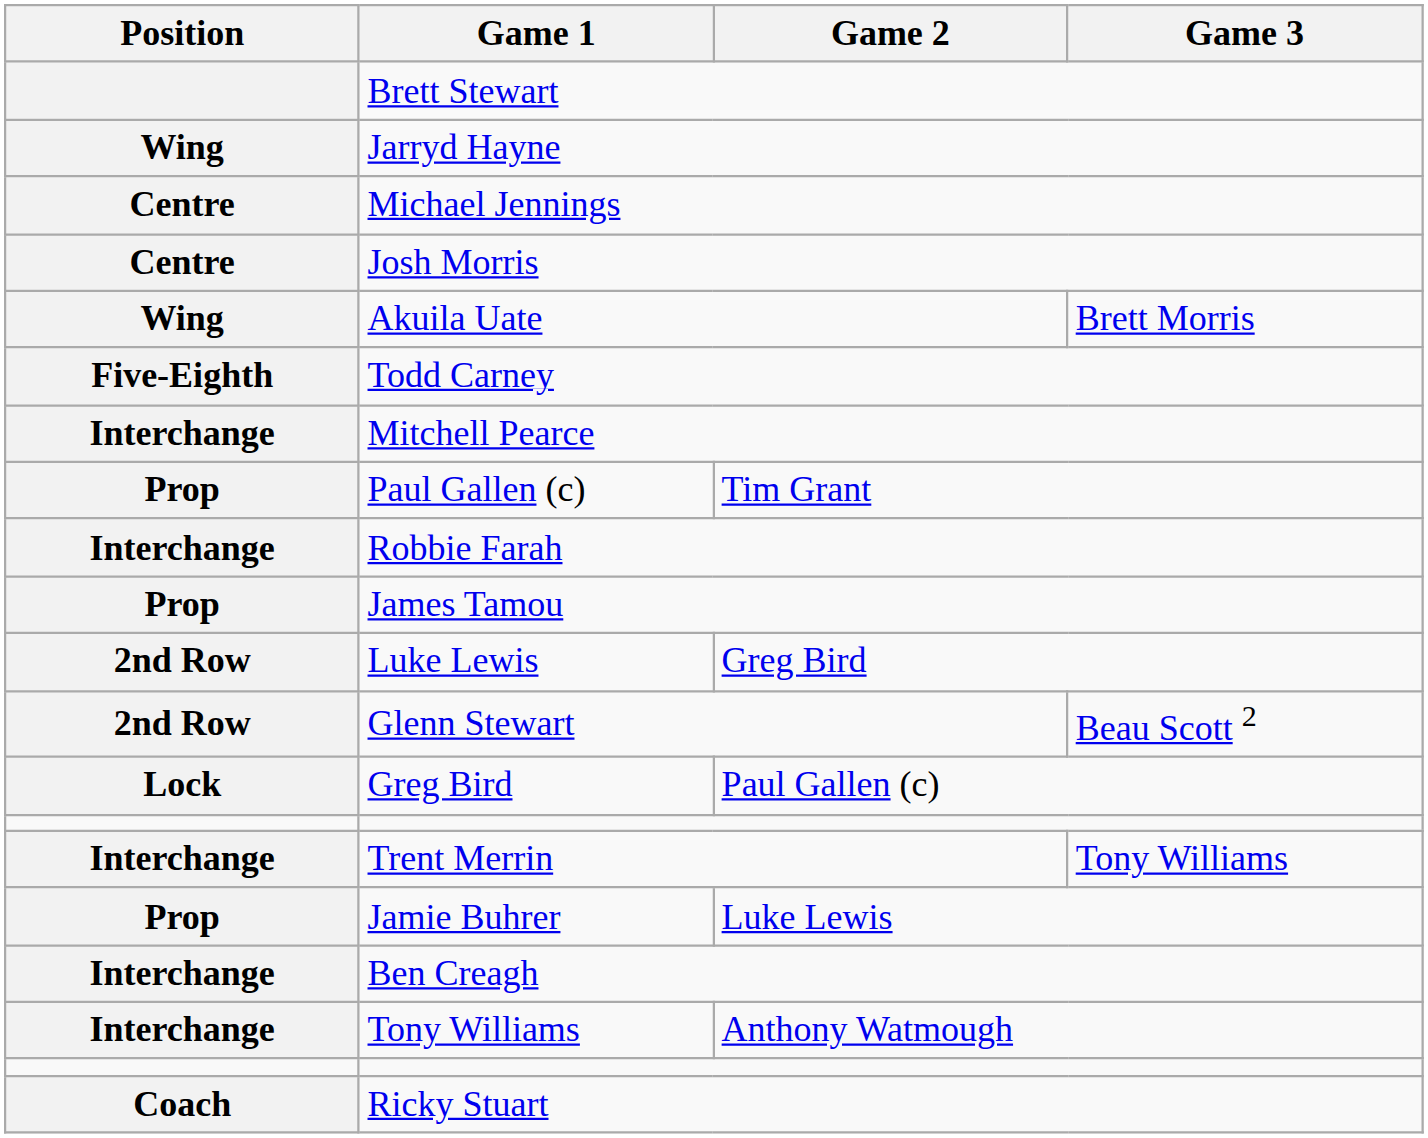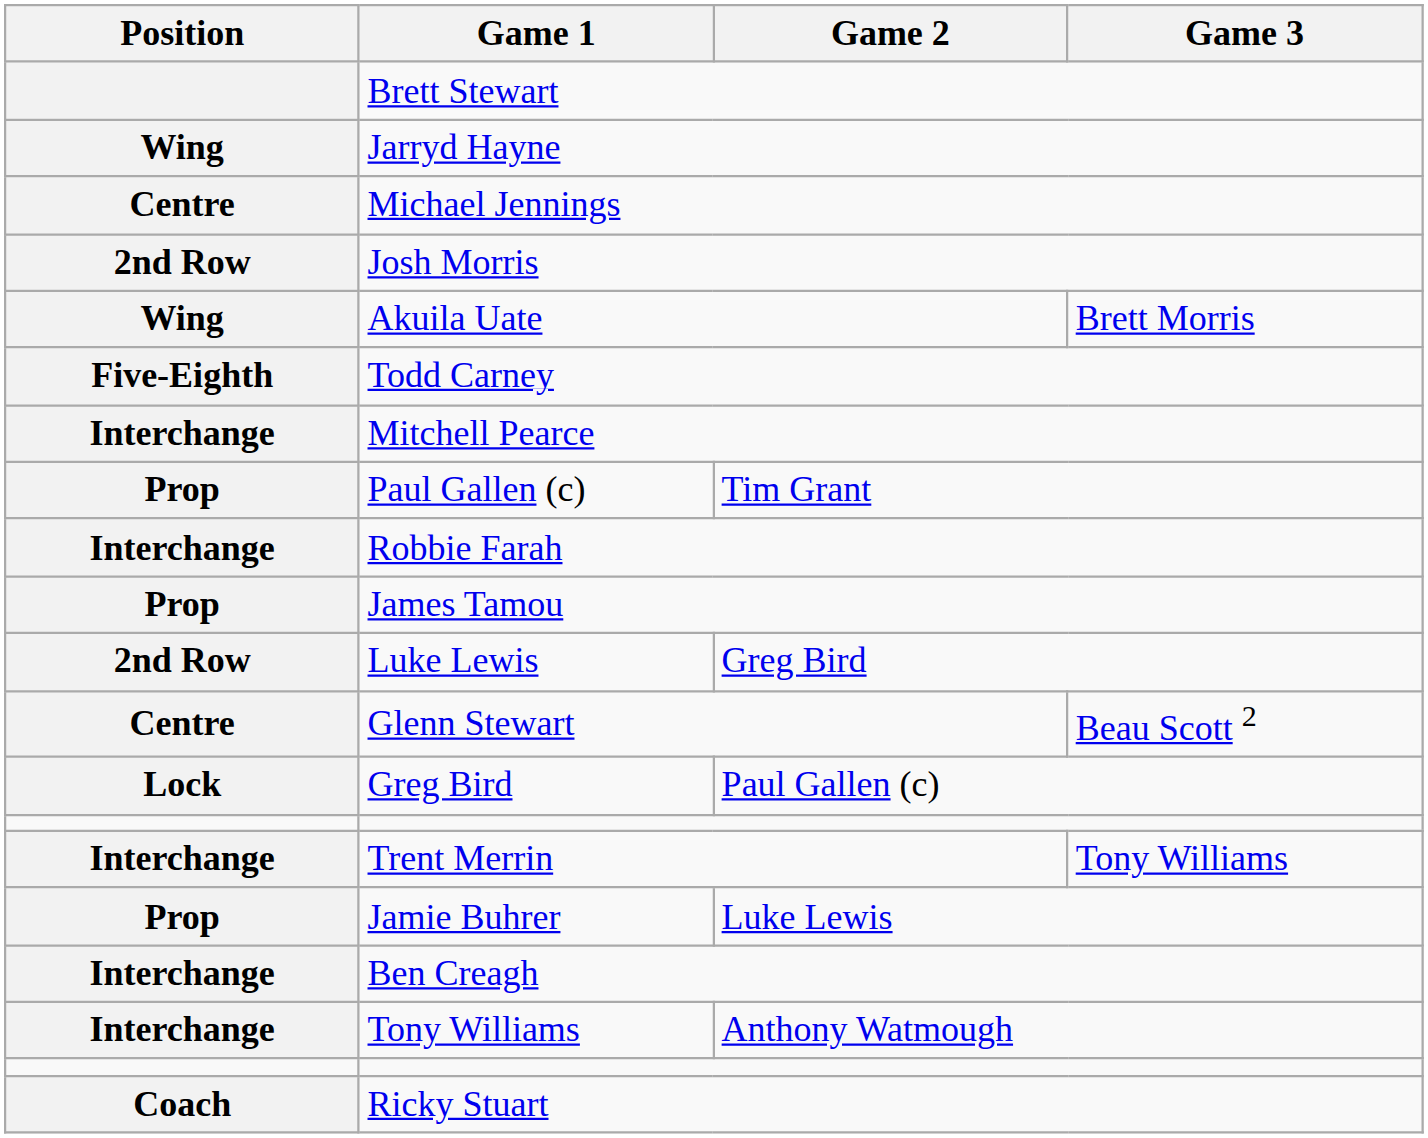(182, 261) Centre -> (182, 261) 2nd Row
(182, 723) 2nd Row -> (182, 723) Centre
